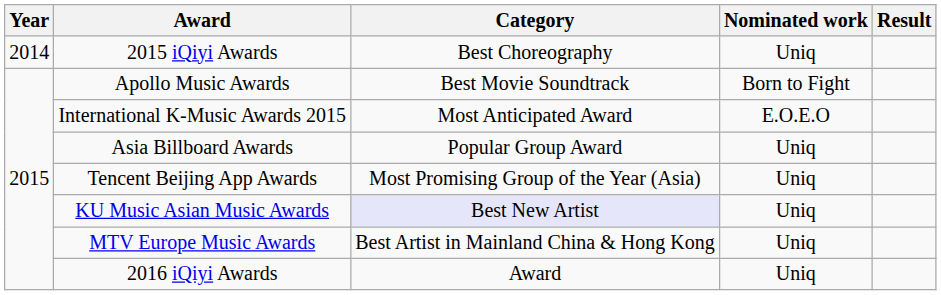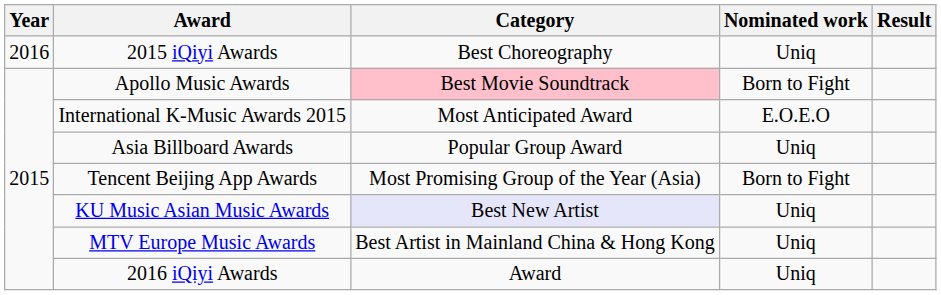(29, 52) 2014 -> (29, 52) 2016
(535, 83) no background -> (535, 83) pink background
(796, 178) Uniq -> (796, 178) Born to Fight
